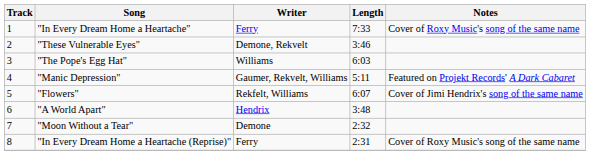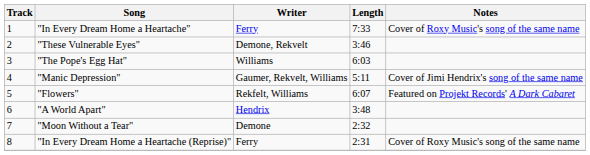(482, 77) Featured on Projekt Records' A Dark Cabaret -> (486, 77) Cover of Jimi Hendrix's song of the same name
(486, 93) Cover of Jimi Hendrix's song of the same name -> (482, 93) Featured on Projekt Records' A Dark Cabaret
